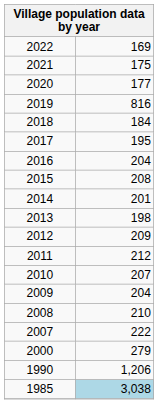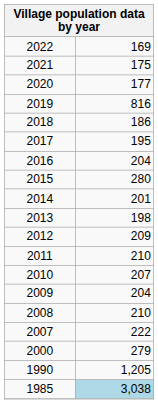(141, 122) 184 -> (141, 122) 186
(141, 179) 208 -> (141, 179) 280
(141, 255) 212 -> (141, 255) 210
(136, 370) 1,206 -> (136, 370) 1,205
